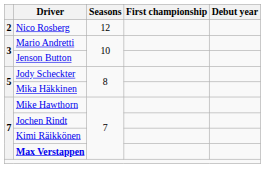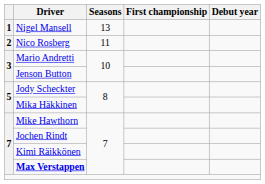+ row: (44, 27)
(105, 27) 12 -> (105, 43) 11
